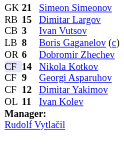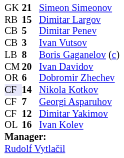+ row: (68, 31)
+ row: (66, 66)
(24, 78) 9 -> (24, 101) 7
(26, 101) 11 -> (27, 125) 16
